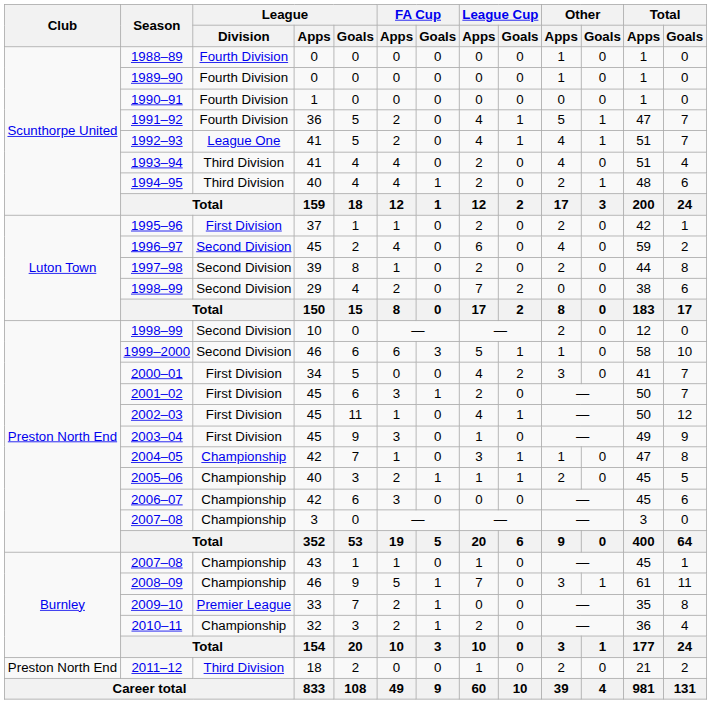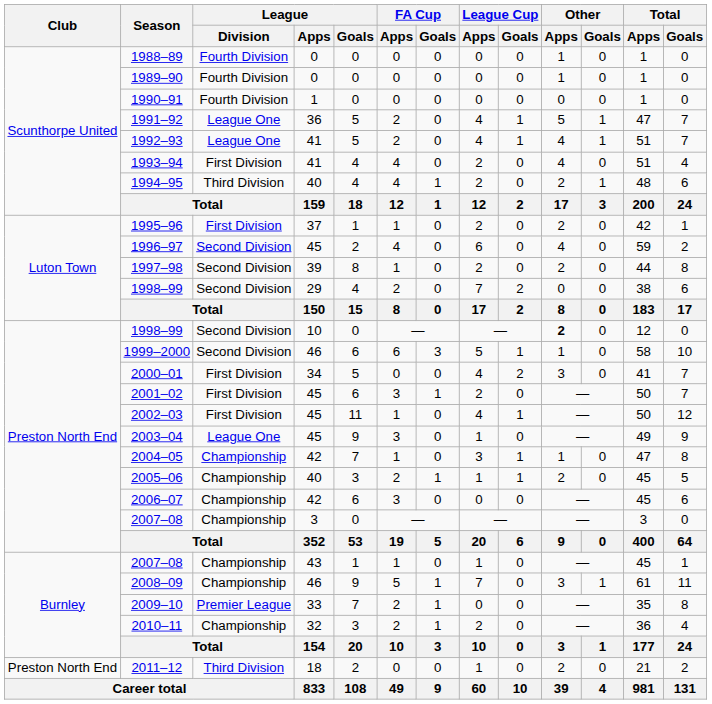(244, 120) Fourth Division -> (244, 120) League One
(244, 162) Third Division -> (244, 162) First Division
(561, 330) normal -> (561, 330) bold
(244, 436) First Division -> (244, 436) League One
